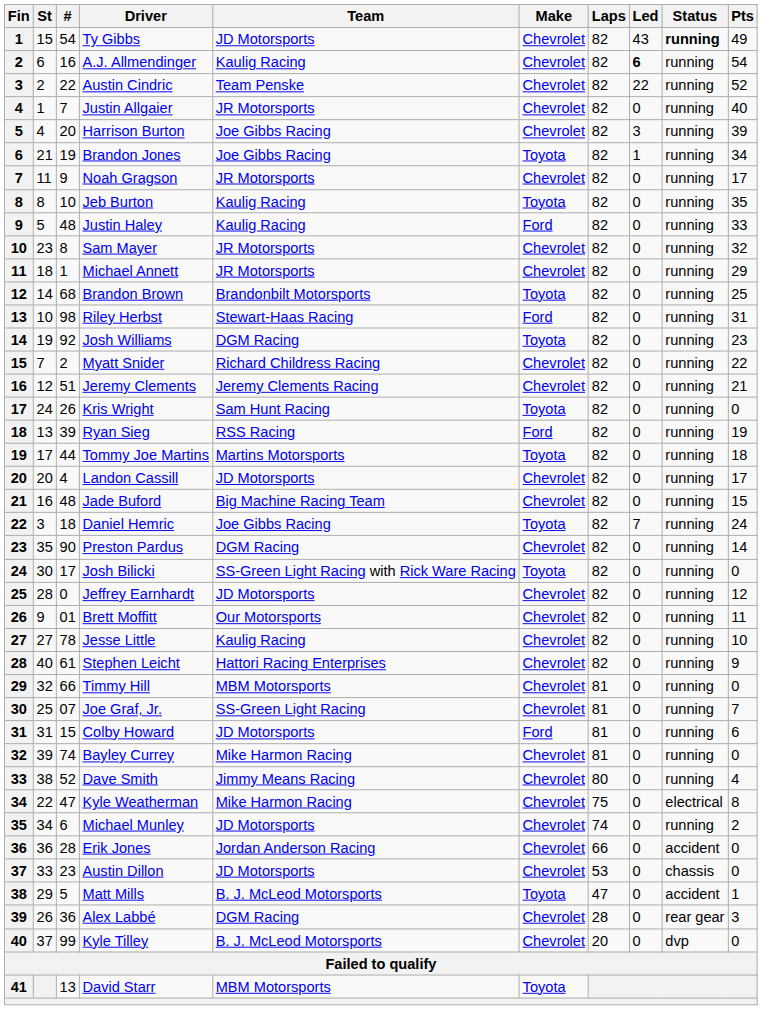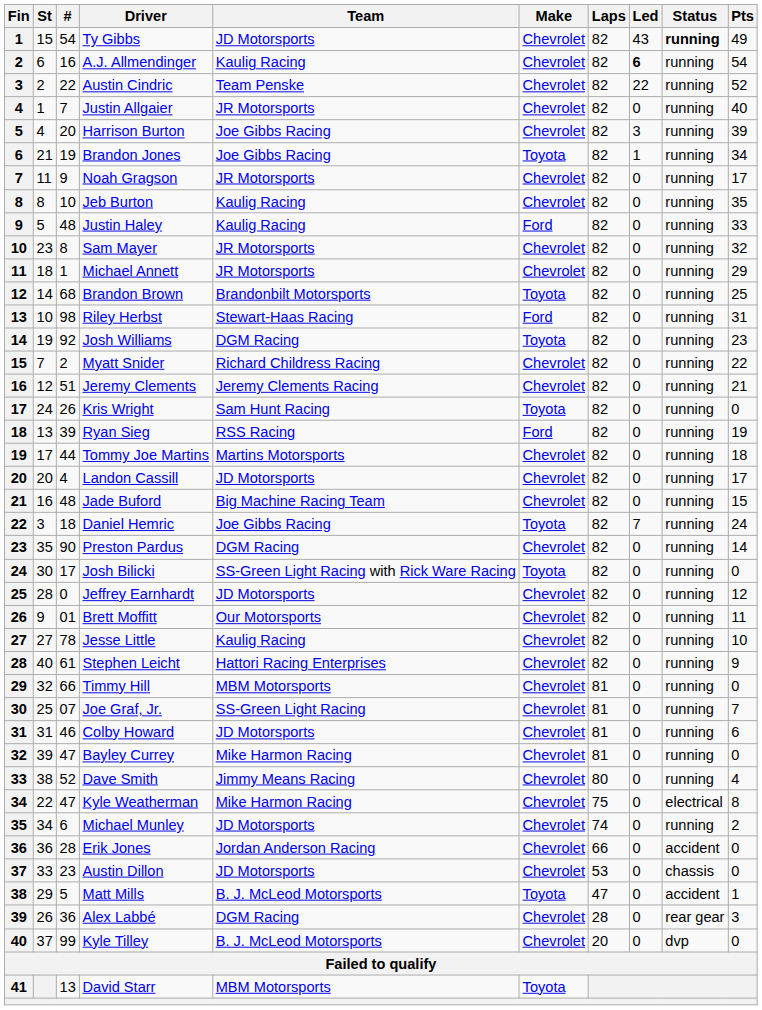(544, 201) Toyota -> (554, 201) Chevrolet
(544, 455) Toyota -> (554, 455) Chevrolet
(68, 732) 15 -> (68, 732) 46
(538, 732) Ford -> (554, 732) Chevrolet
(68, 755) 74 -> (68, 755) 47
